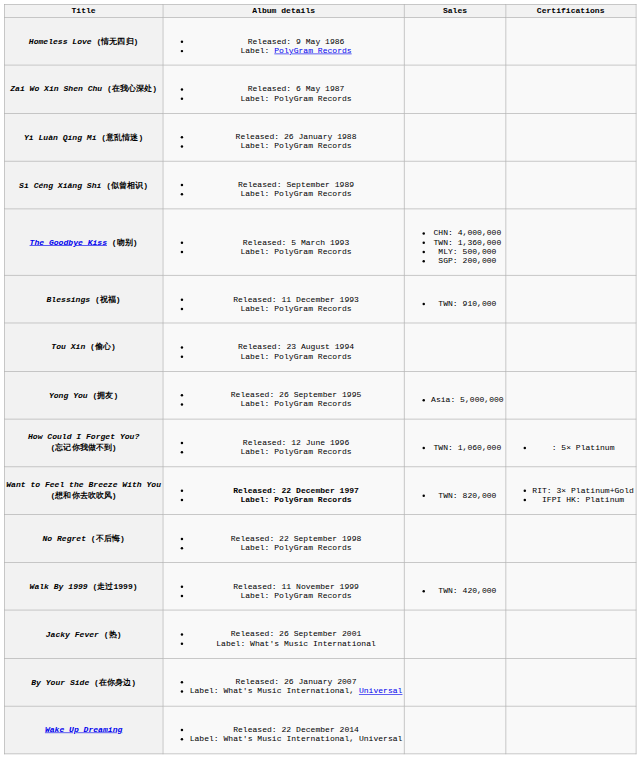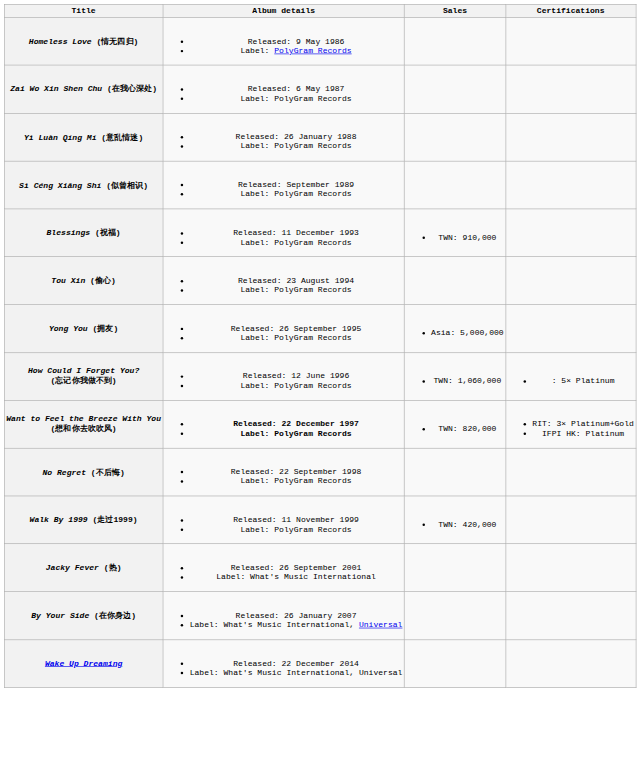- row: (84, 242)
